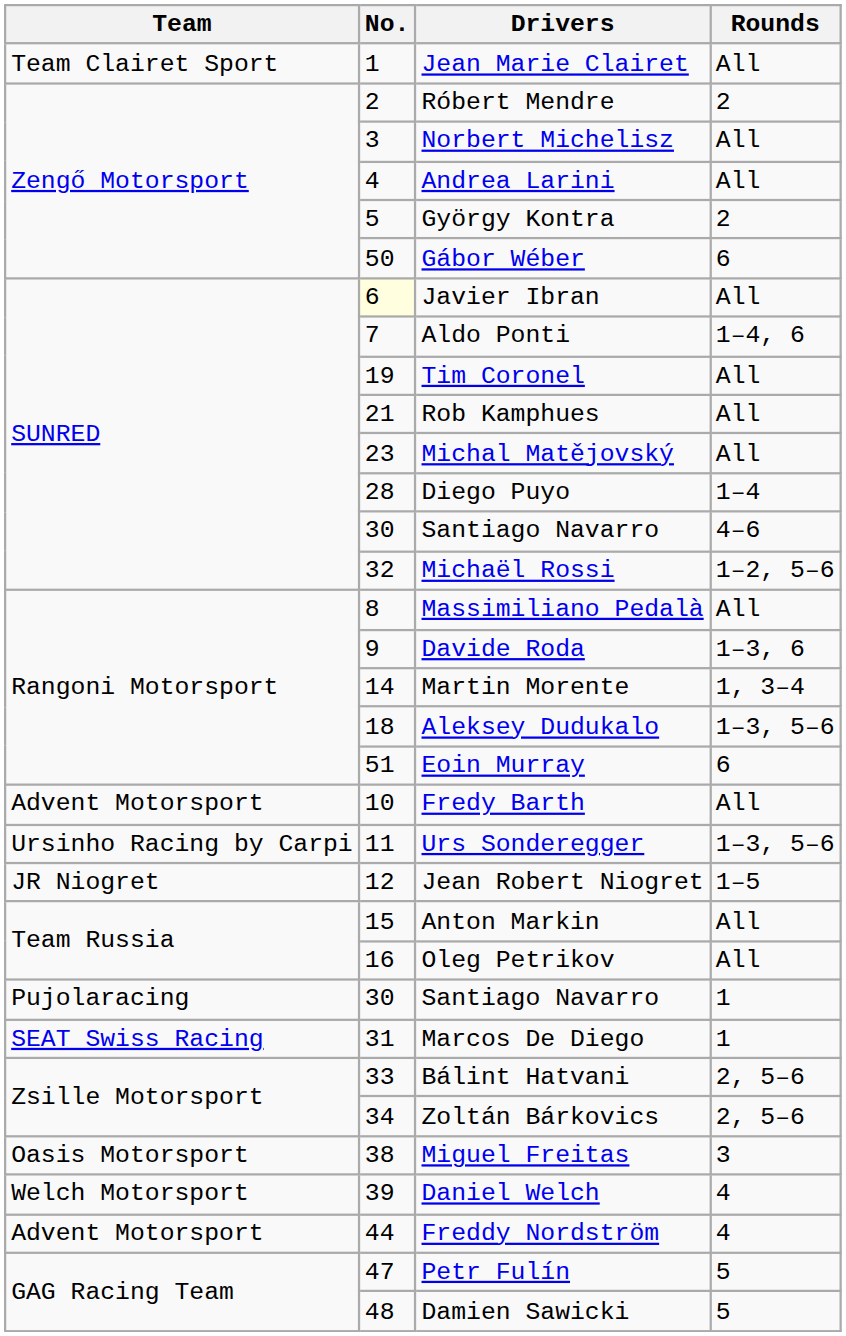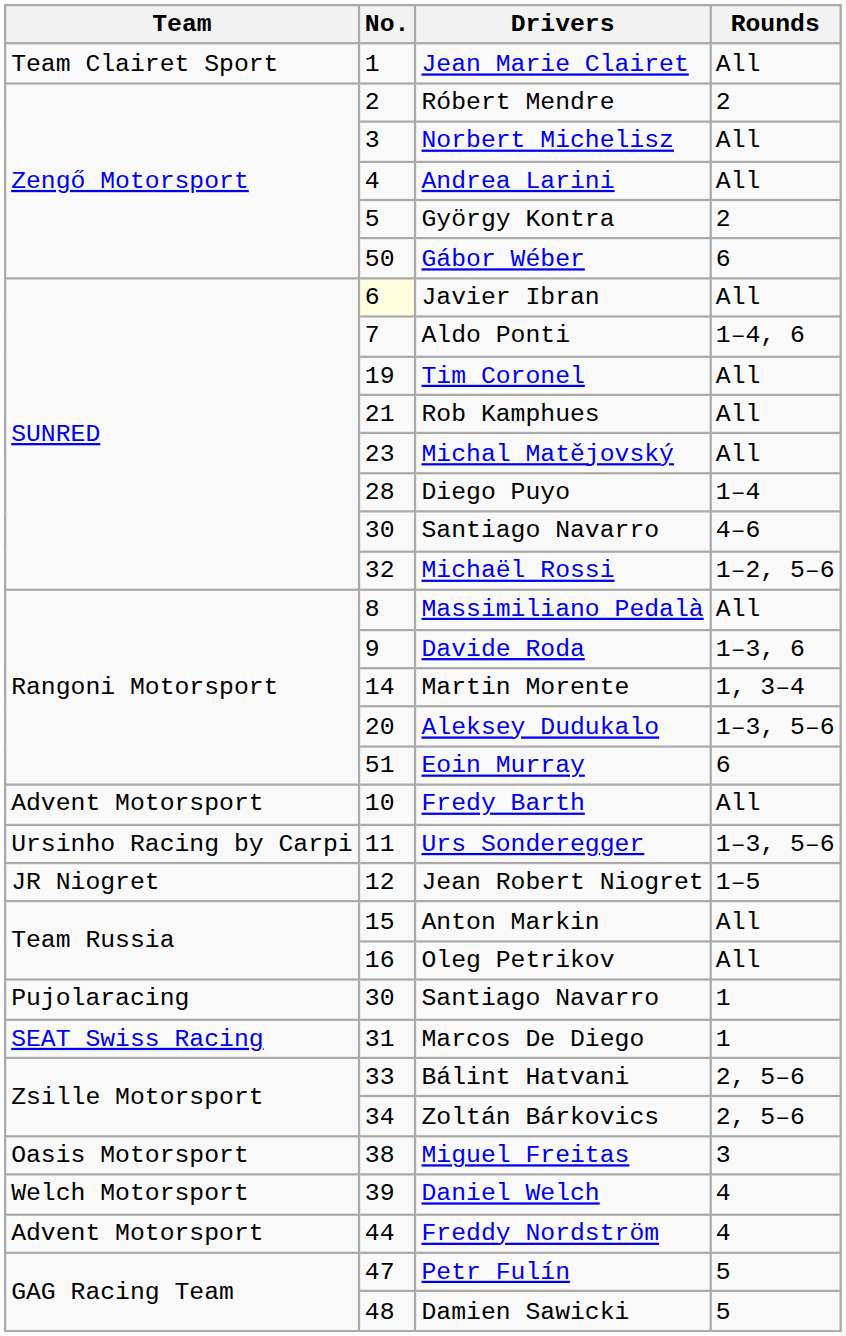(380, 726) 18 -> (380, 726) 20
